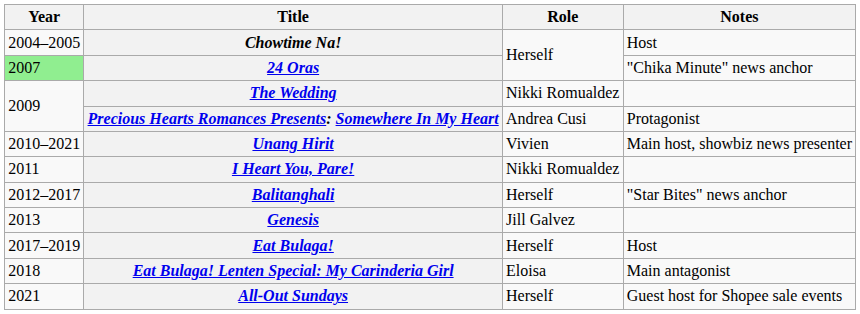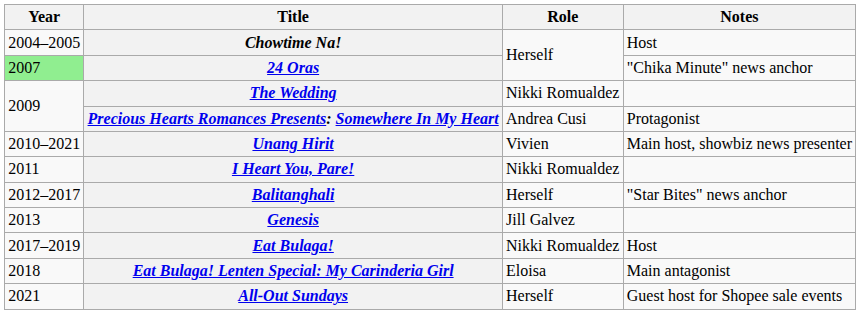(530, 245) Herself -> (563, 245) Nikki Romualdez
